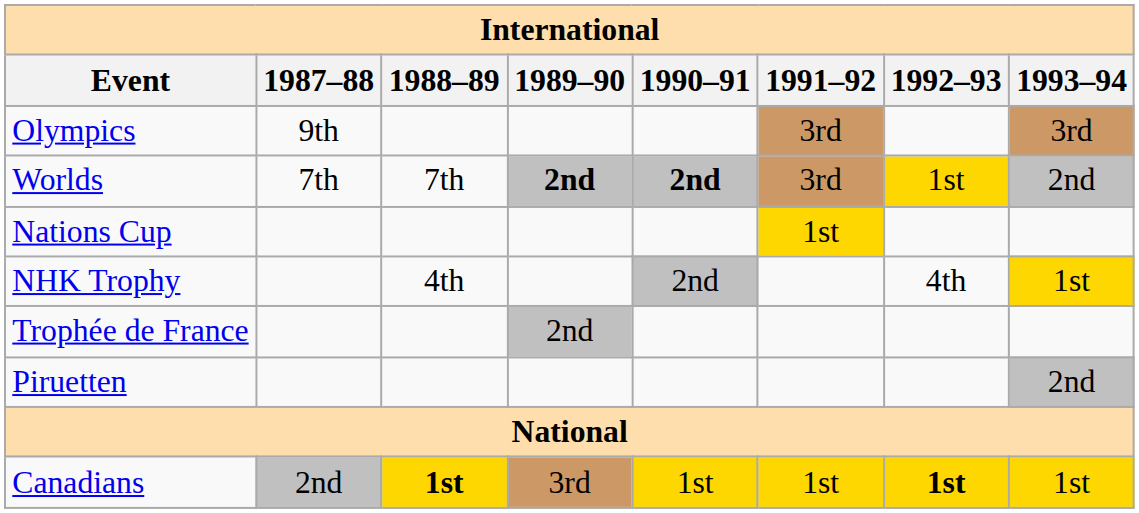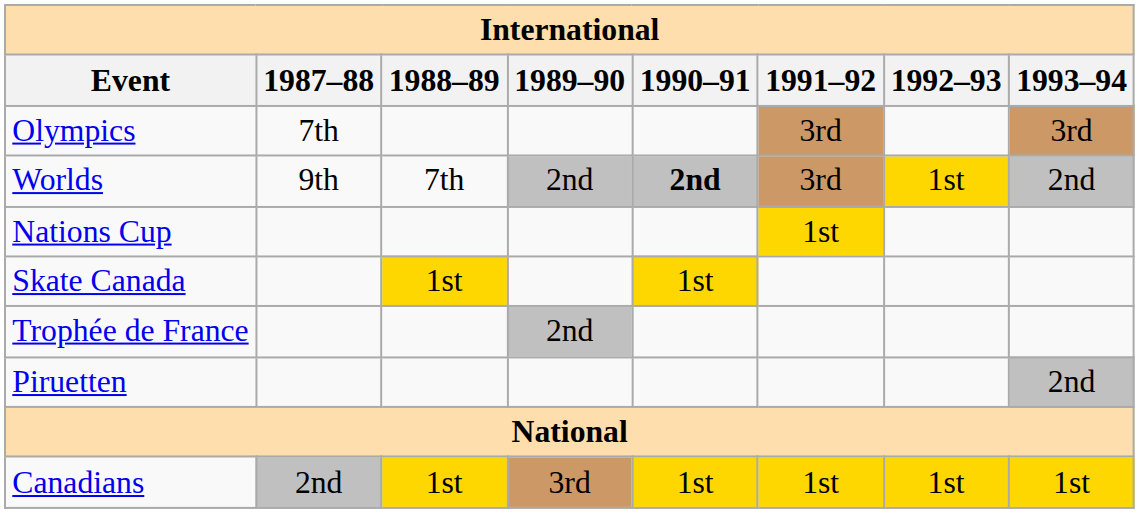(319, 130) 9th -> (319, 130) 7th
(319, 180) 7th -> (319, 180) 9th
(570, 180) bold -> (570, 180) normal
- row: (96, 280)
+ row: (99, 280)
(444, 481) bold -> (444, 481) normal
(946, 481) bold -> (946, 481) normal
